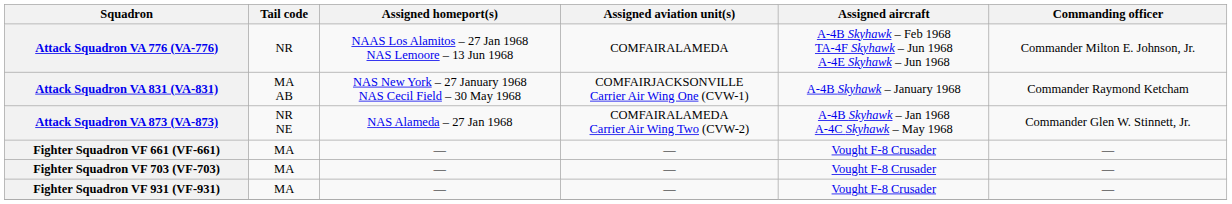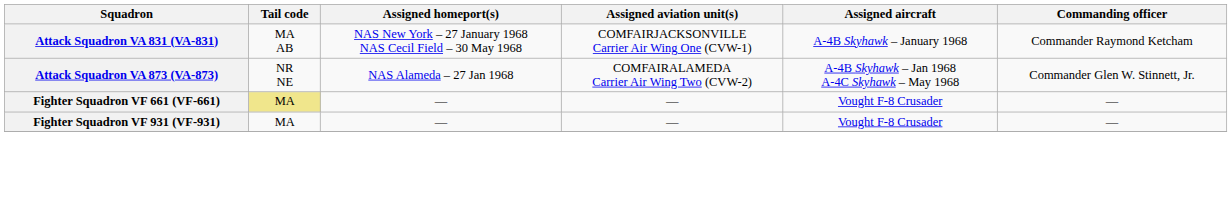- row: (127, 48)
(284, 149) no background -> (285, 101) khaki background
- row: (127, 169)
